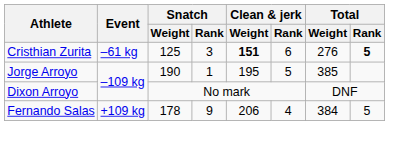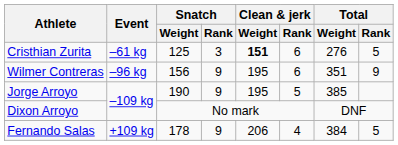(367, 53) bold -> (376, 53) normal
+ row: (55, 72)
(209, 72) 1 -> (218, 92) 9
